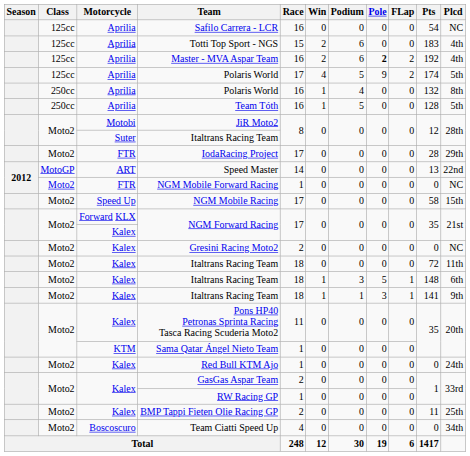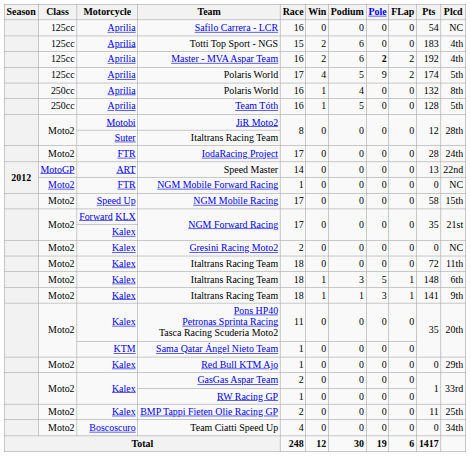(454, 153) 29th -> (454, 153) 24th
(454, 365) 24th -> (454, 365) 29th
